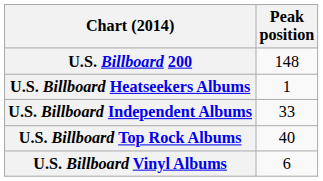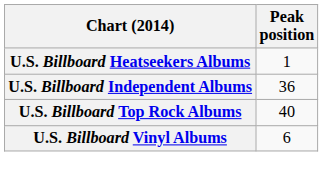- row: (130, 61)
(287, 112) 33 -> (287, 86) 36
